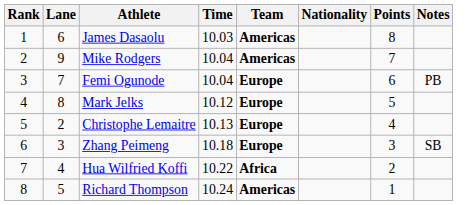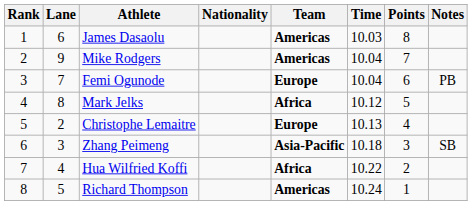columns swapped: (334, 15) <-> (218, 15)
(261, 102) Europe -> (293, 102) Africa
(261, 146) Europe -> (309, 146) Asia-Pacific
